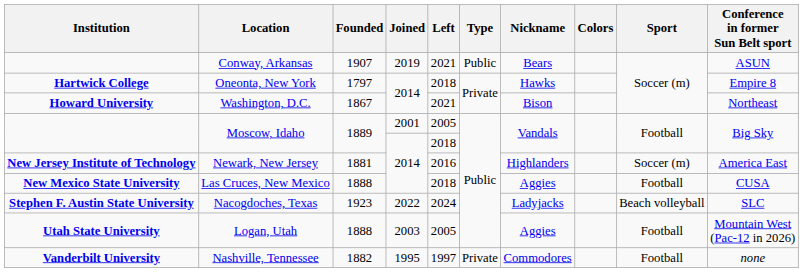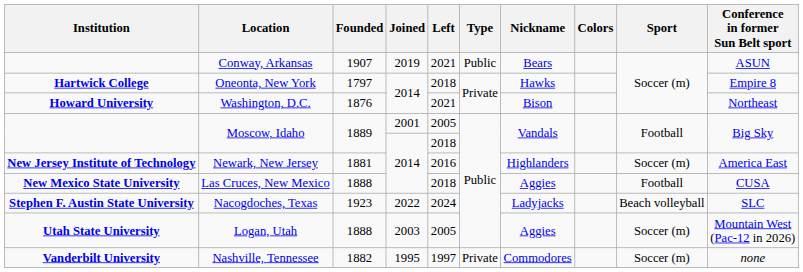(360, 103) 1867 -> (360, 103) 1876
(662, 230) Football -> (662, 230) Soccer (m)
(662, 257) Football -> (662, 257) Soccer (m)
